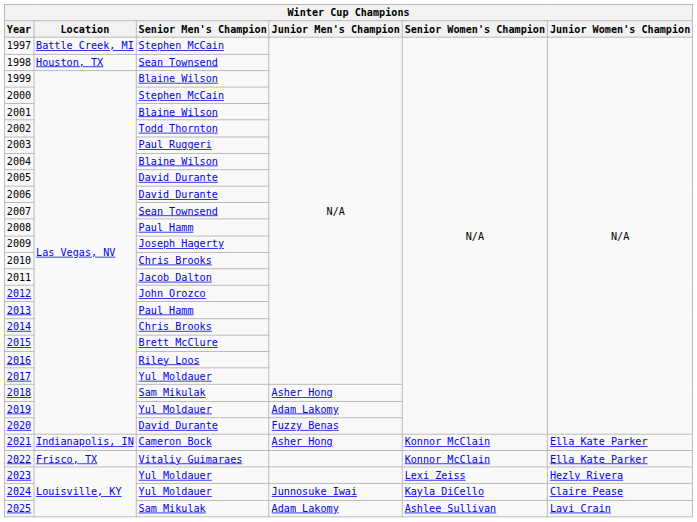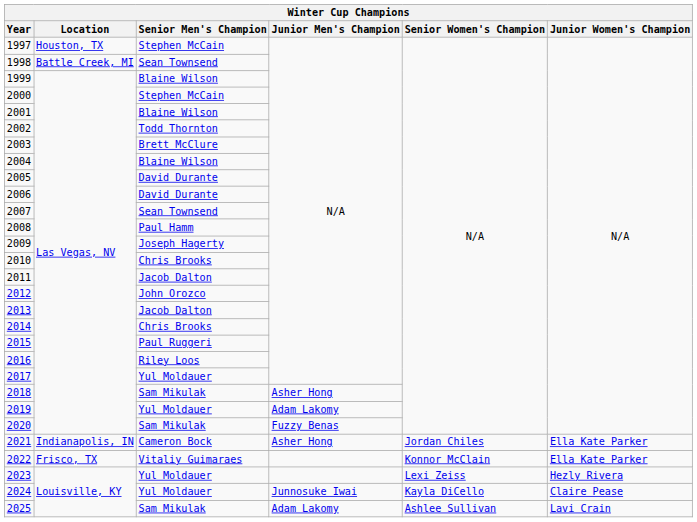(85, 46) Battle Creek, MI -> (70, 46) Houston, TX
(70, 62) Houston, TX -> (85, 62) Battle Creek, MI
(175, 145) Paul Ruggeri -> (178, 145) Brett McClure
(166, 310) Paul Hamm -> (175, 310) Jacob Dalton
(178, 343) Brett McClure -> (175, 343) Paul Ruggeri
(178, 426) David Durante -> (172, 426) Sam Mikulak
(447, 442) Konnor McClain -> (444, 442) Jordan Chiles
